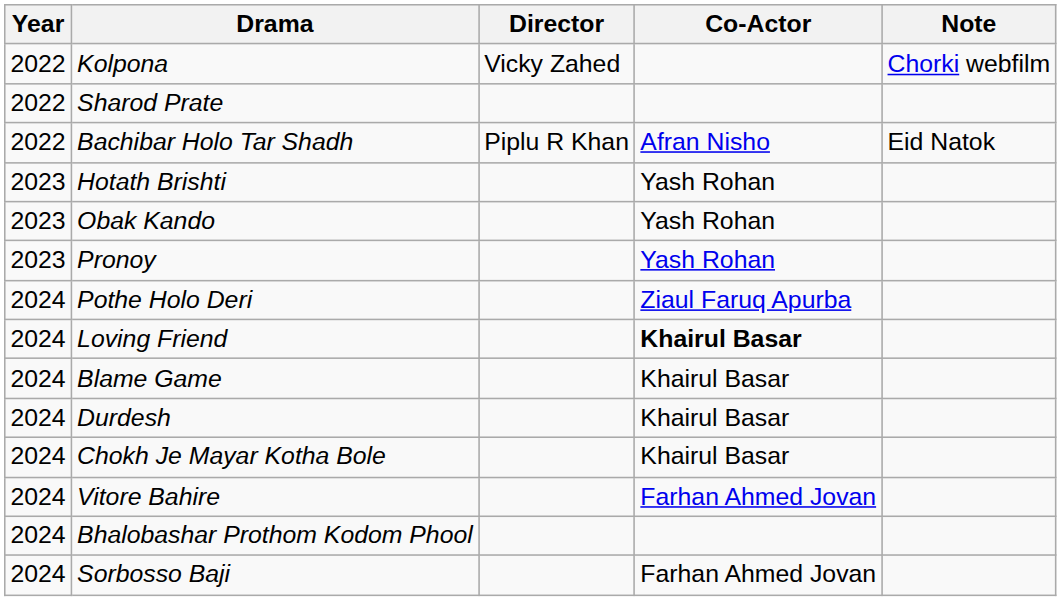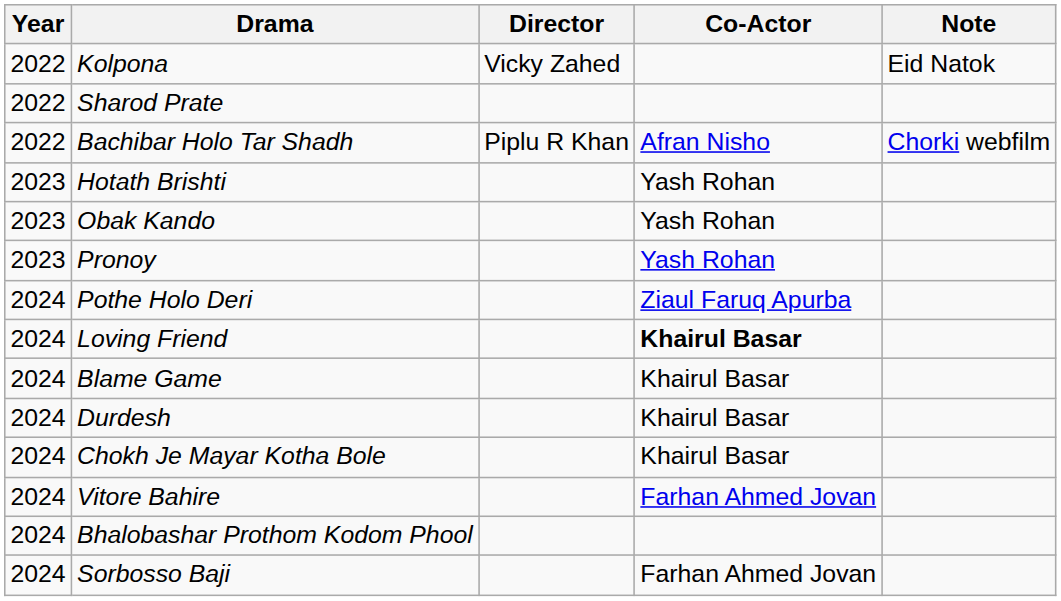(969, 63) Chorki webfilm -> (941, 63) Eid Natok
(941, 142) Eid Natok -> (969, 142) Chorki webfilm
